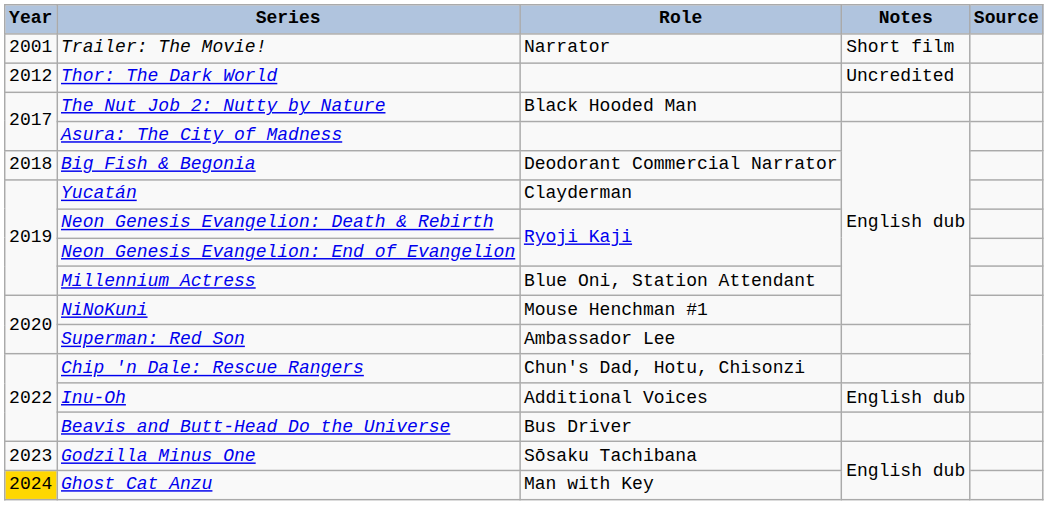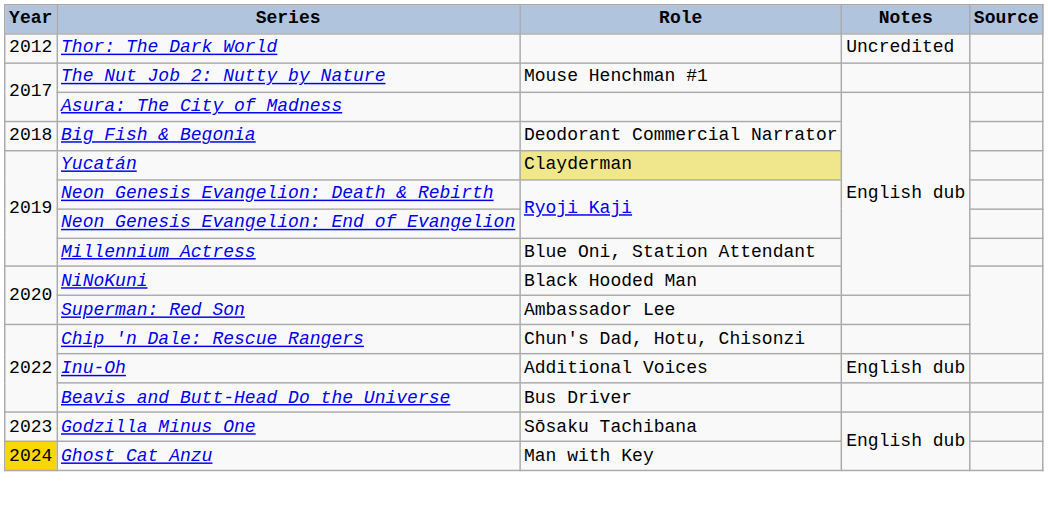- row: (164, 49)
(610, 107) Black Hooded Man -> (616, 78) Mouse Henchman #1
(578, 194) no background -> (578, 165) khaki background
(616, 311) Mouse Henchman #1 -> (610, 282) Black Hooded Man
